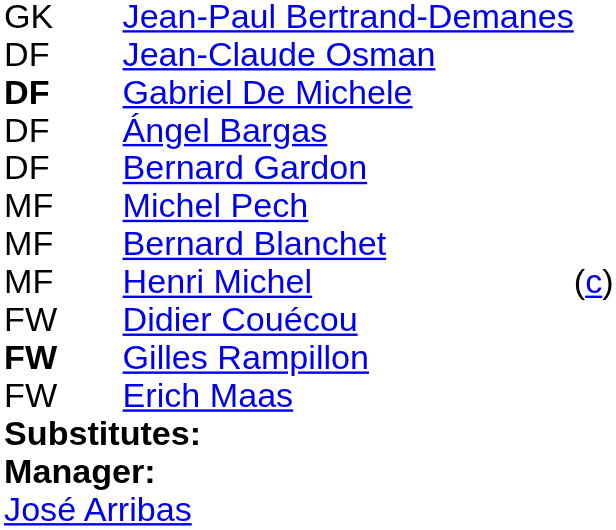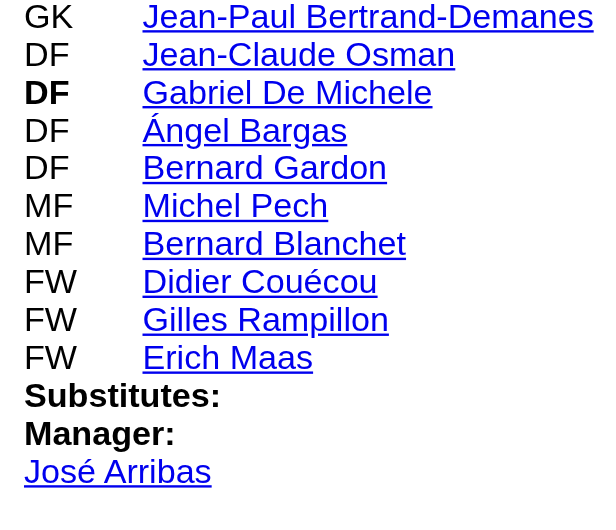- row: (217, 281)
(31, 357) bold -> (51, 319) normal
